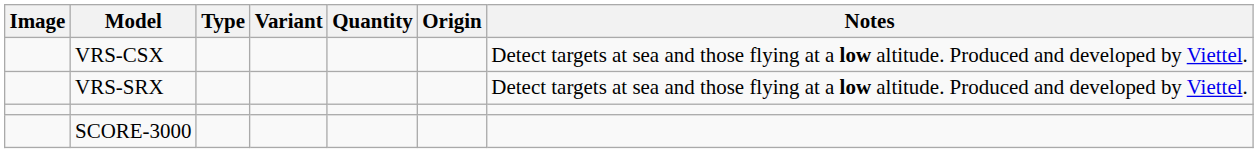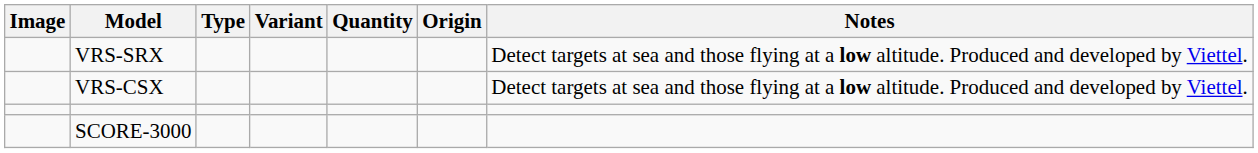rows swapped: (119, 54) <-> (119, 87)
